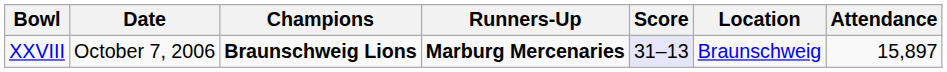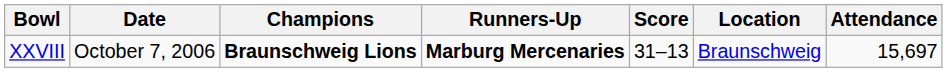(661, 51) lavender background -> (661, 51) no background
(907, 51) 15,897 -> (907, 51) 15,697
